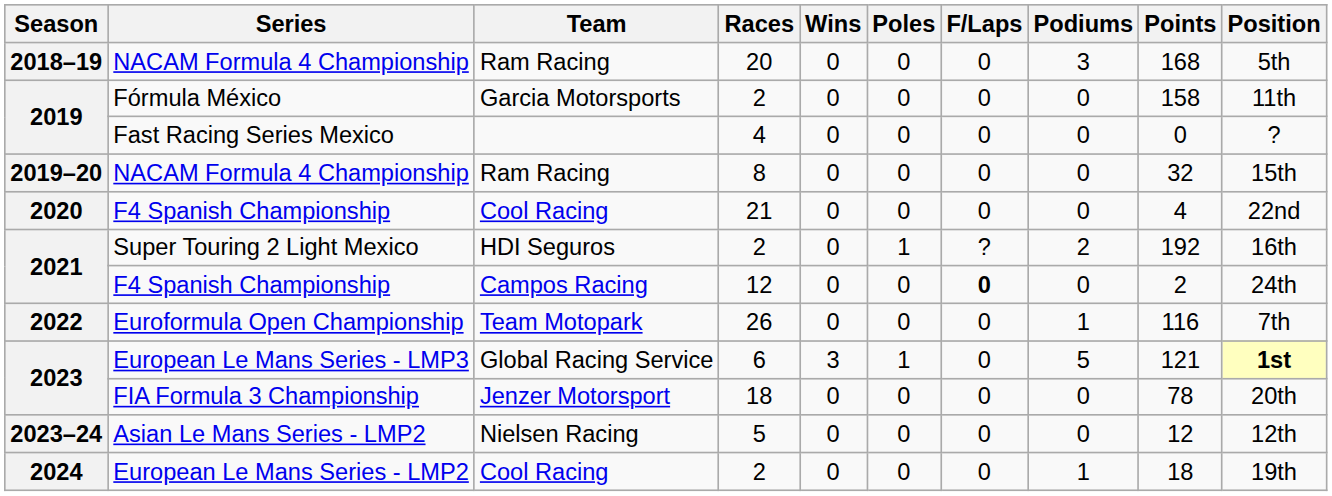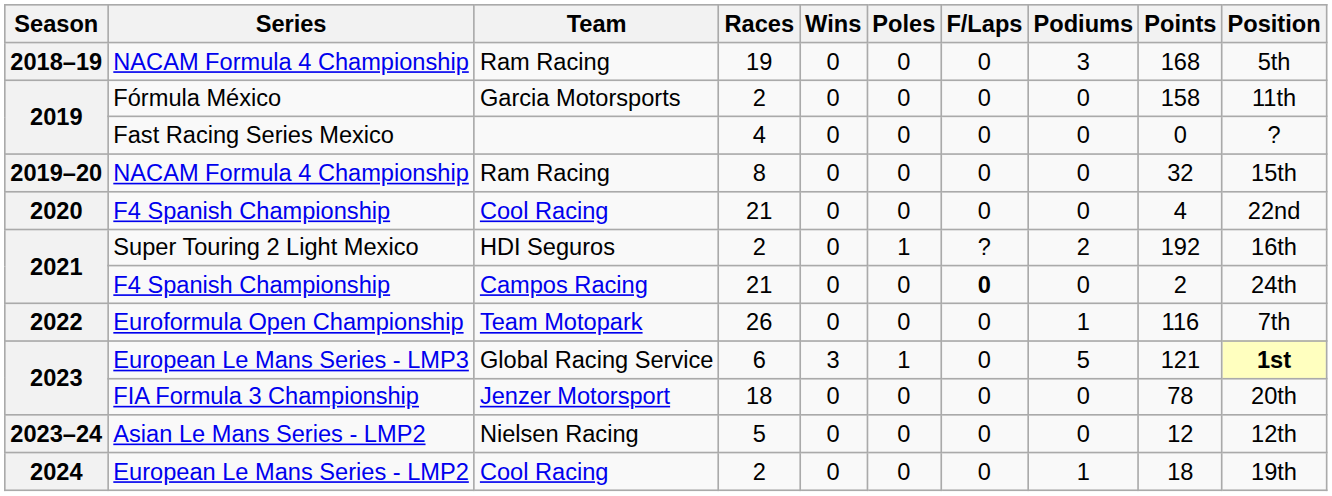(759, 61) 20 -> (759, 61) 19
(759, 285) 12 -> (759, 285) 21
